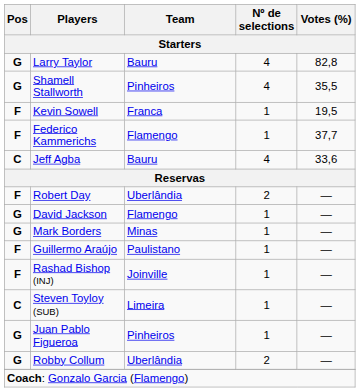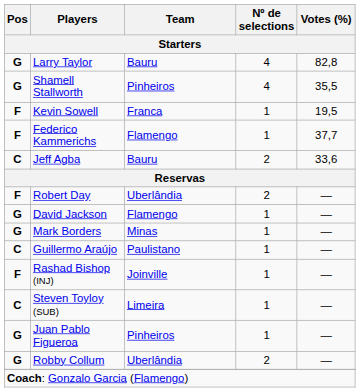(267, 159) 4 -> (267, 159) 2
(17, 250) F -> (17, 250) C
